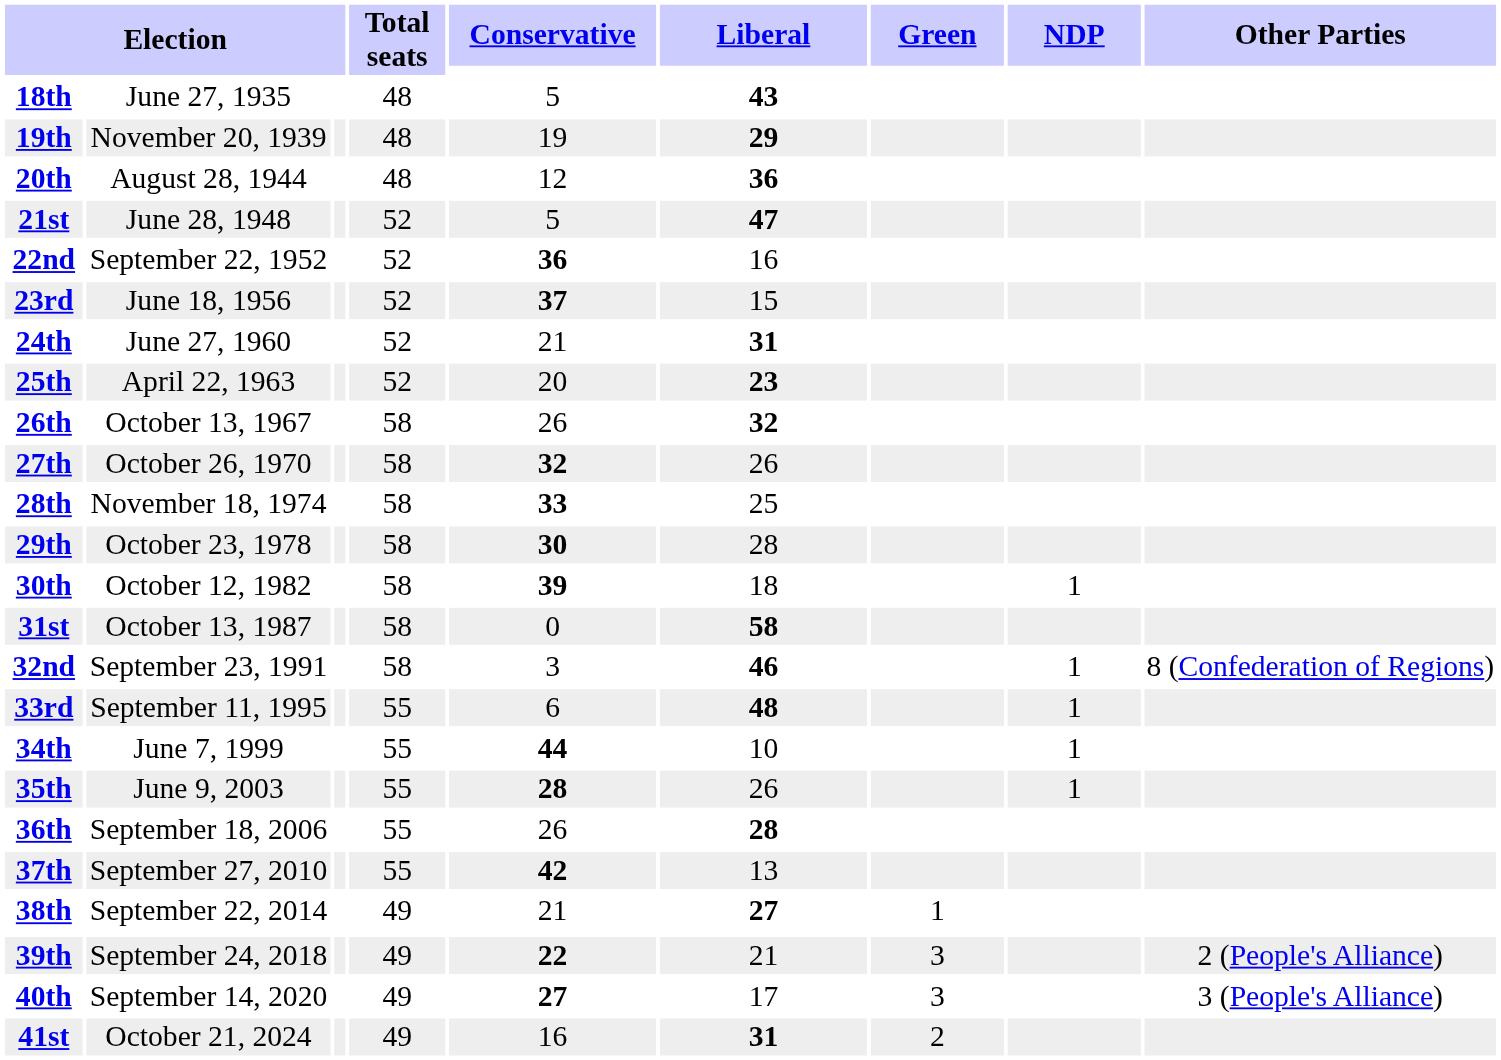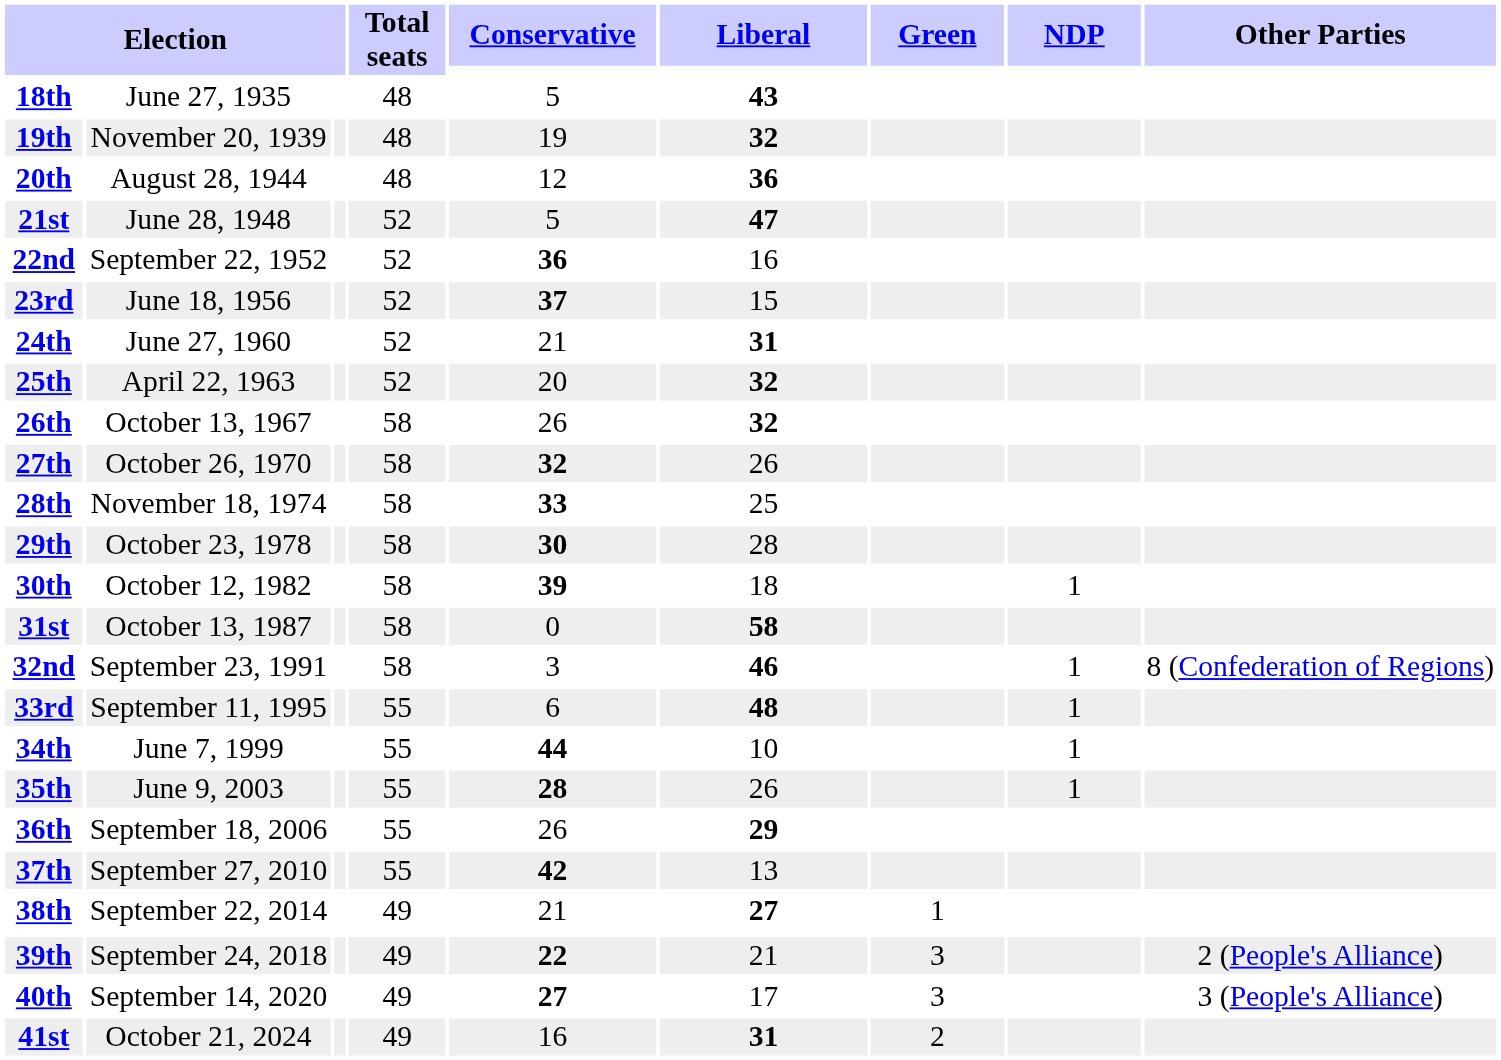(763, 137) 29 -> (763, 137) 32
(763, 381) 23 -> (763, 381) 32
(763, 829) 28 -> (763, 829) 29
